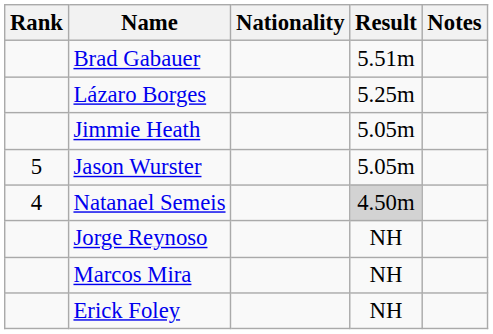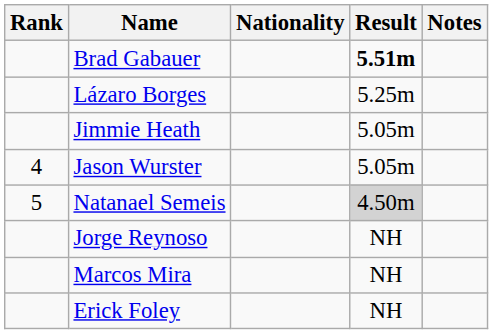(386, 58) normal -> (386, 58) bold
(36, 166) 5 -> (36, 166) 4
(36, 202) 4 -> (36, 202) 5
